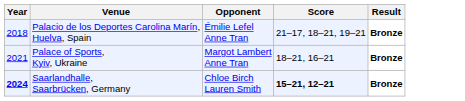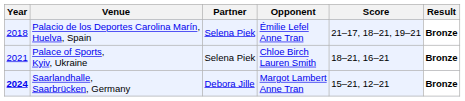+ column: (230, 12)
(238, 58) Margot Lambert Anne Tran -> (288, 58) Chloe Birch Lauren Smith
(233, 84) Chloe Birch Lauren Smith -> (293, 84) Margot Lambert Anne Tran
(305, 84) bold -> (360, 84) normal
